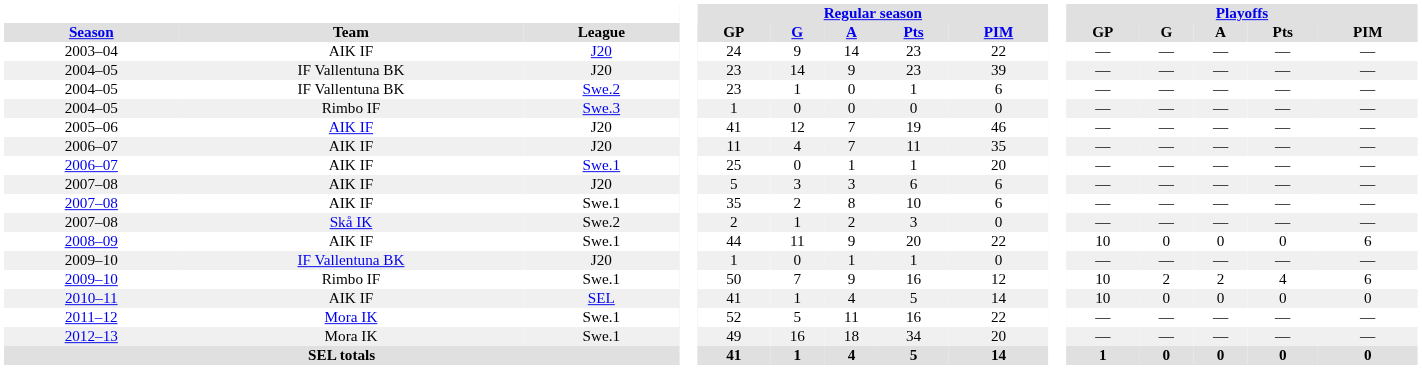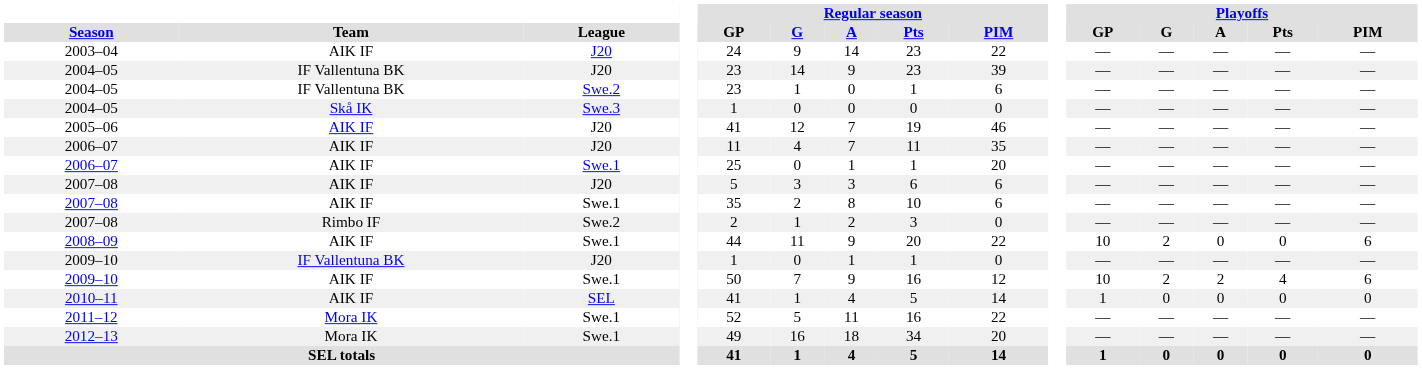(351, 108) Rimbo IF -> (351, 108) Skå IK
(351, 222) Skå IK -> (351, 222) Rimbo IF
(1166, 241) 0 -> (1166, 241) 2
(351, 279) Rimbo IF -> (351, 279) AIK IF
(1103, 298) 10 -> (1103, 298) 1
